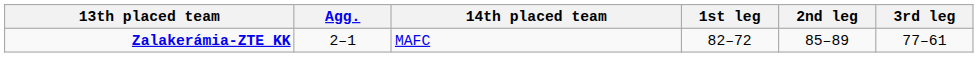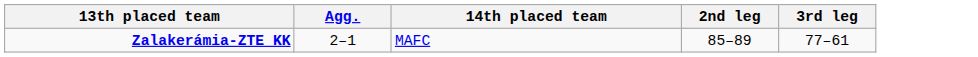- column: (730, 17)
